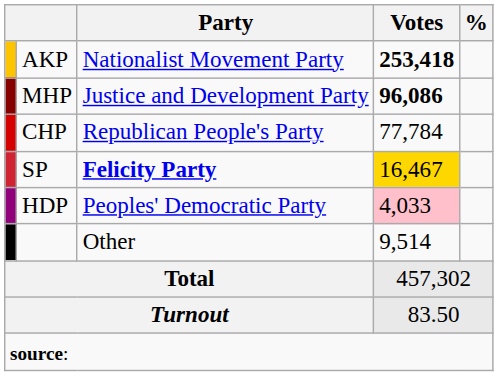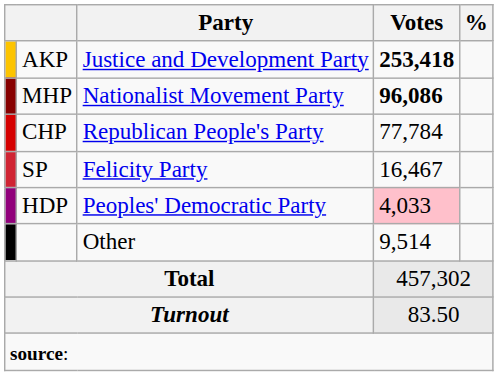(213, 59) Nationalist Movement Party -> (226, 59) Justice and Development Party
(226, 95) Justice and Development Party -> (213, 95) Nationalist Movement Party
(150, 168) bold -> (145, 168) normal
(411, 168) gold background -> (411, 168) no background
